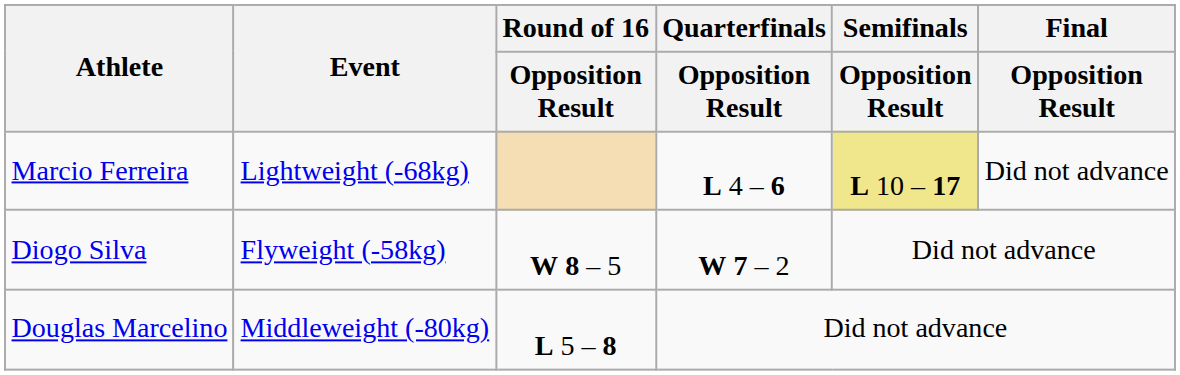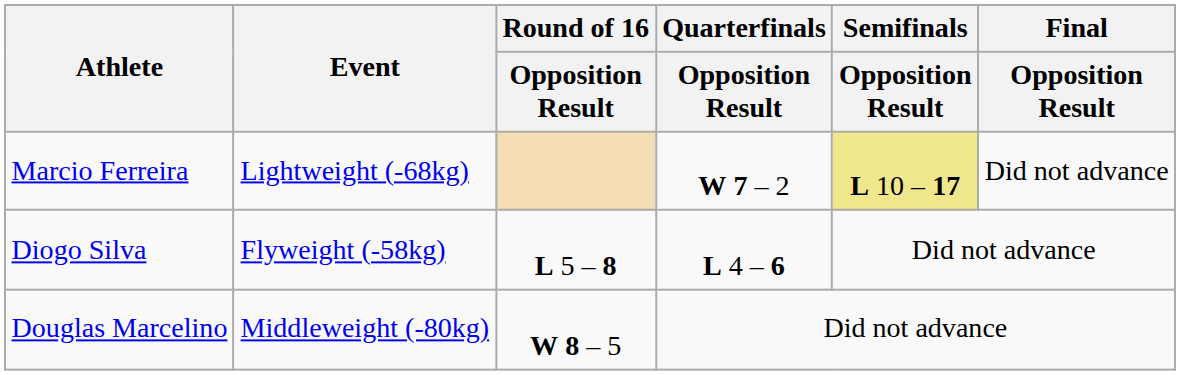(744, 186) L 4 – 6 -> (744, 186) W 7 – 2
(576, 266) W 8 – 5 -> (576, 266) L 5 – 8
(744, 266) W 7 – 2 -> (744, 266) L 4 – 6
(576, 345) L 5 – 8 -> (576, 345) W 8 – 5
